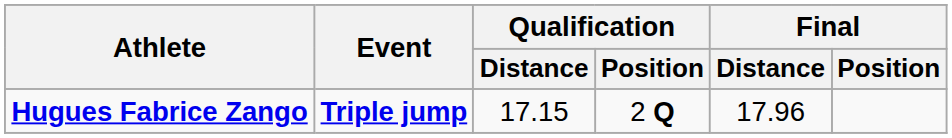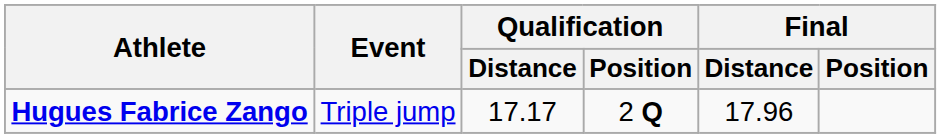(394, 112) bold -> (388, 112) normal
(534, 112) 17.15 -> (522, 112) 17.17
